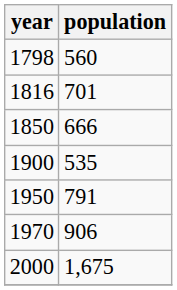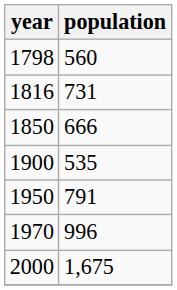(81, 92) 701 -> (81, 92) 731
(81, 232) 906 -> (81, 232) 996
